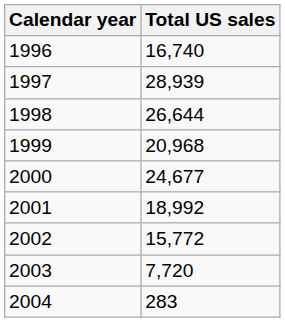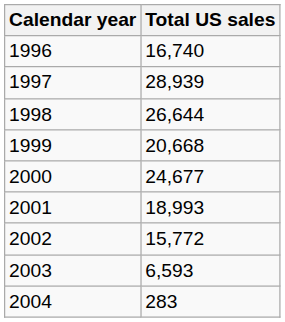(175, 144) 20,968 -> (175, 144) 20,668
(175, 207) 18,992 -> (175, 207) 18,993
(169, 269) 7,720 -> (169, 269) 6,593
